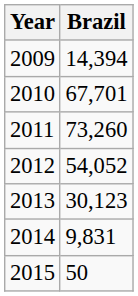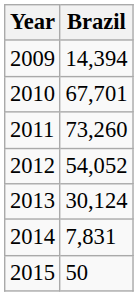(96, 201) 30,123 -> (96, 201) 30,124
(91, 237) 9,831 -> (91, 237) 7,831
